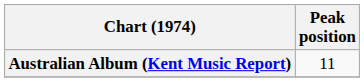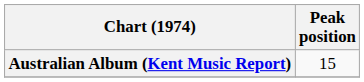(327, 63) 11 -> (327, 63) 15
